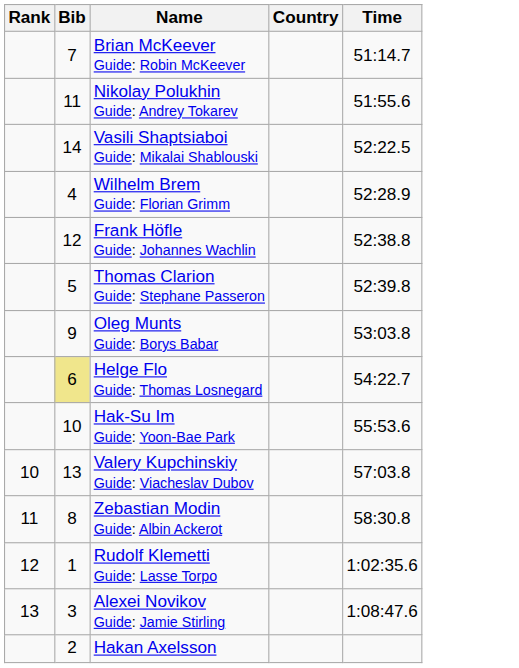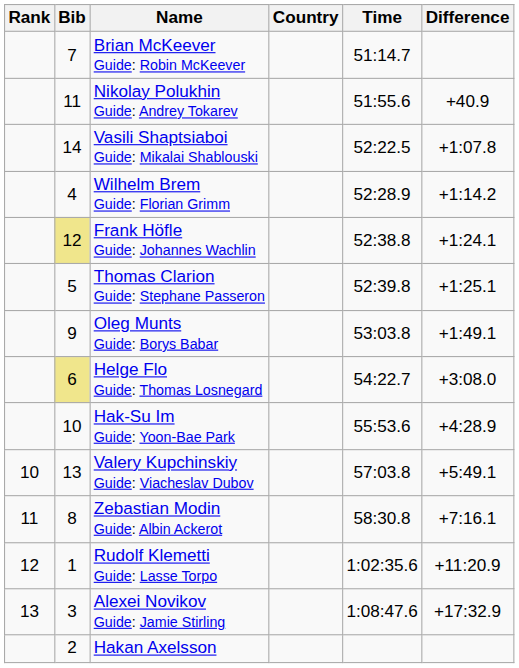+ column: (468, 18)
(72, 240) no background -> (72, 240) khaki background
